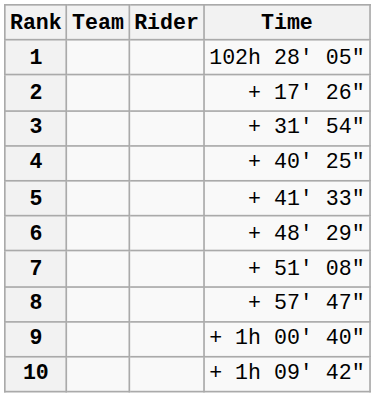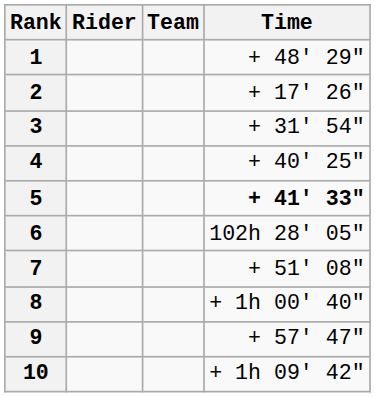columns swapped: (167, 22) <-> (98, 22)
(287, 58) 102h 28' 05" -> (306, 58) + 48' 29"
(306, 198) normal -> (306, 198) bold
(306, 233) + 48' 29" -> (287, 233) 102h 28' 05"
(306, 304) + 57' 47" -> (287, 304) + 1h 00' 40"
(287, 339) + 1h 00' 40" -> (306, 339) + 57' 47"
